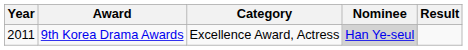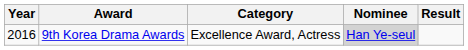(21, 34) 2011 -> (22, 34) 2016
